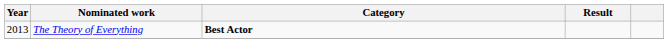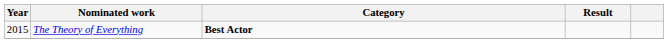(18, 30) 2013 -> (18, 30) 2015
